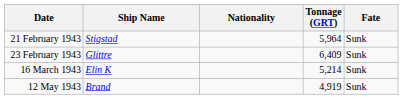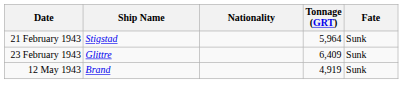- row: (51, 70)
